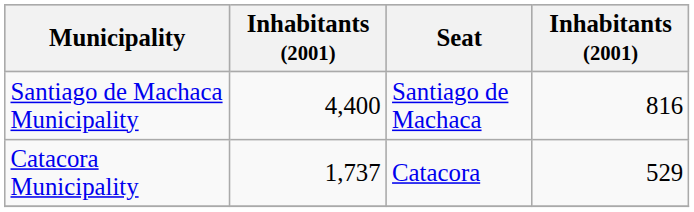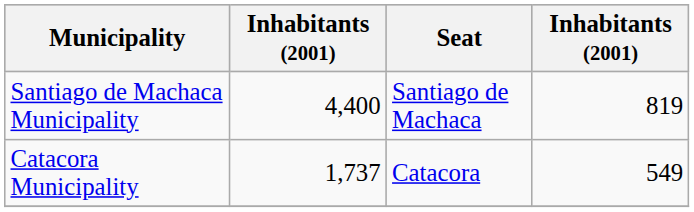(665, 105) 816 -> (665, 105) 819
(665, 172) 529 -> (665, 172) 549
